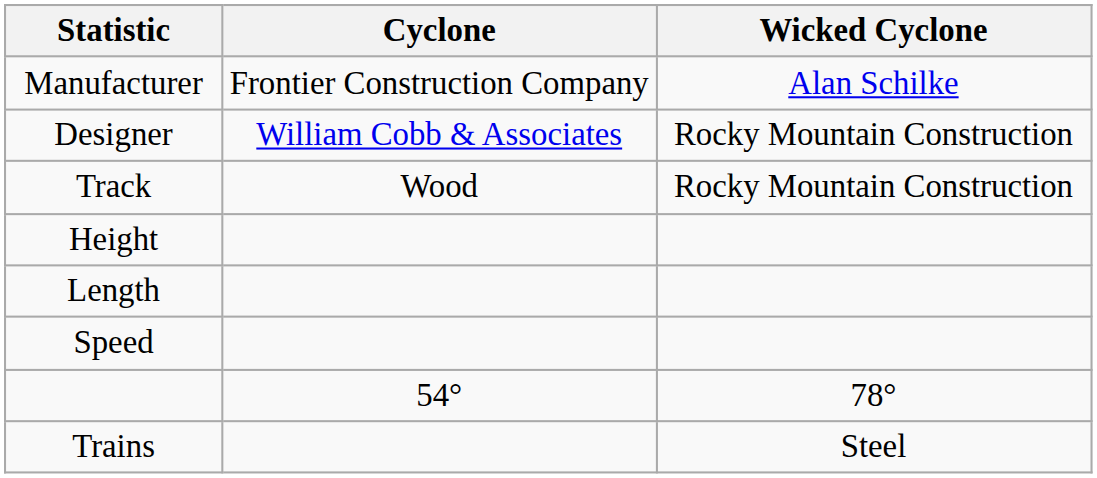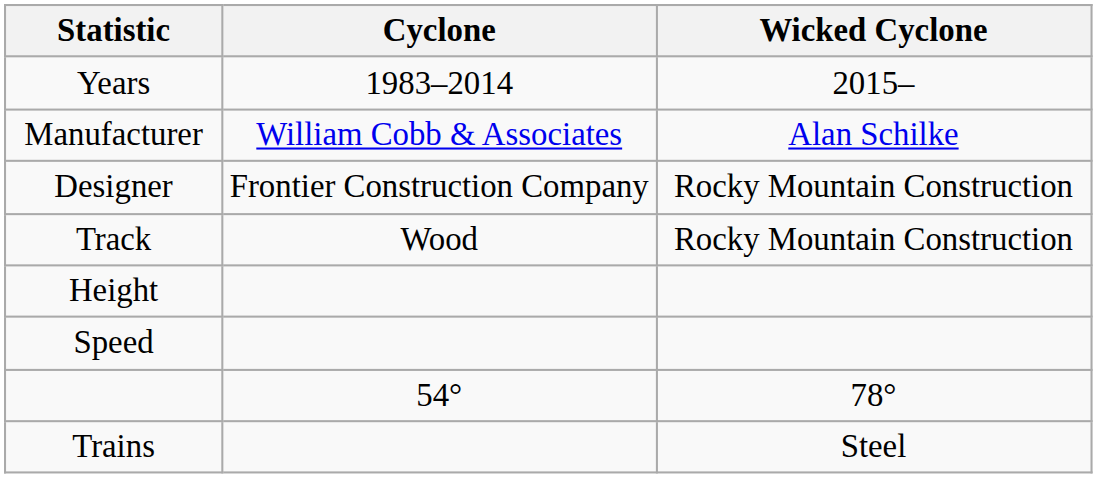+ row: (114, 82)
(439, 82) Frontier Construction Company -> (439, 134) William Cobb & Associates
(439, 134) William Cobb & Associates -> (439, 186) Frontier Construction Company
- row: (114, 290)
